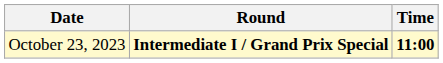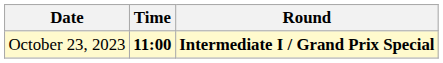columns swapped: (415, 17) <-> (261, 17)
